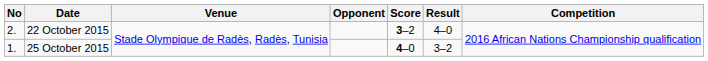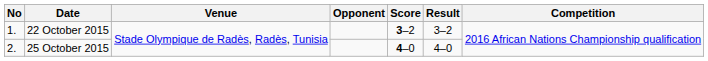(12, 30) 2. -> (12, 30) 1.
(443, 30) 4–0 -> (443, 30) 3–2
(12, 47) 1. -> (12, 47) 2.
(443, 47) 3–2 -> (443, 47) 4–0
